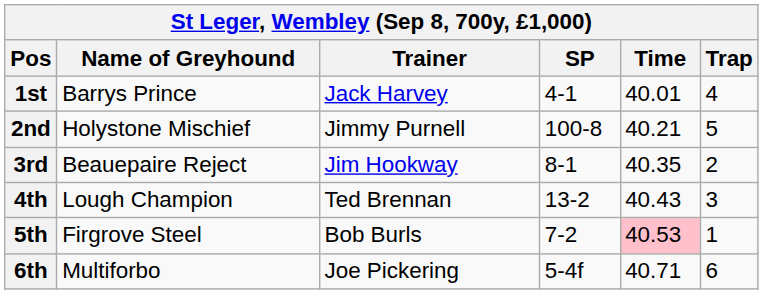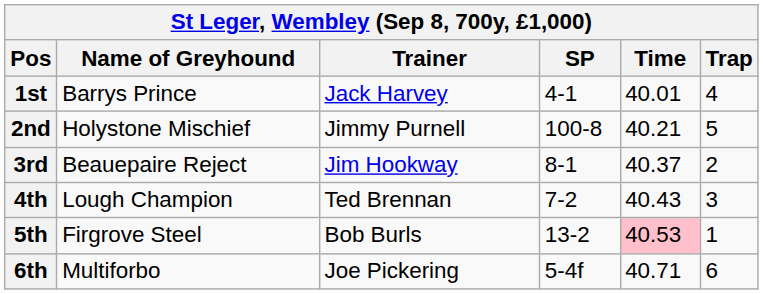(653, 164) 40.35 -> (653, 164) 40.37
(567, 199) 13-2 -> (561, 199) 7-2
(561, 235) 7-2 -> (567, 235) 13-2
